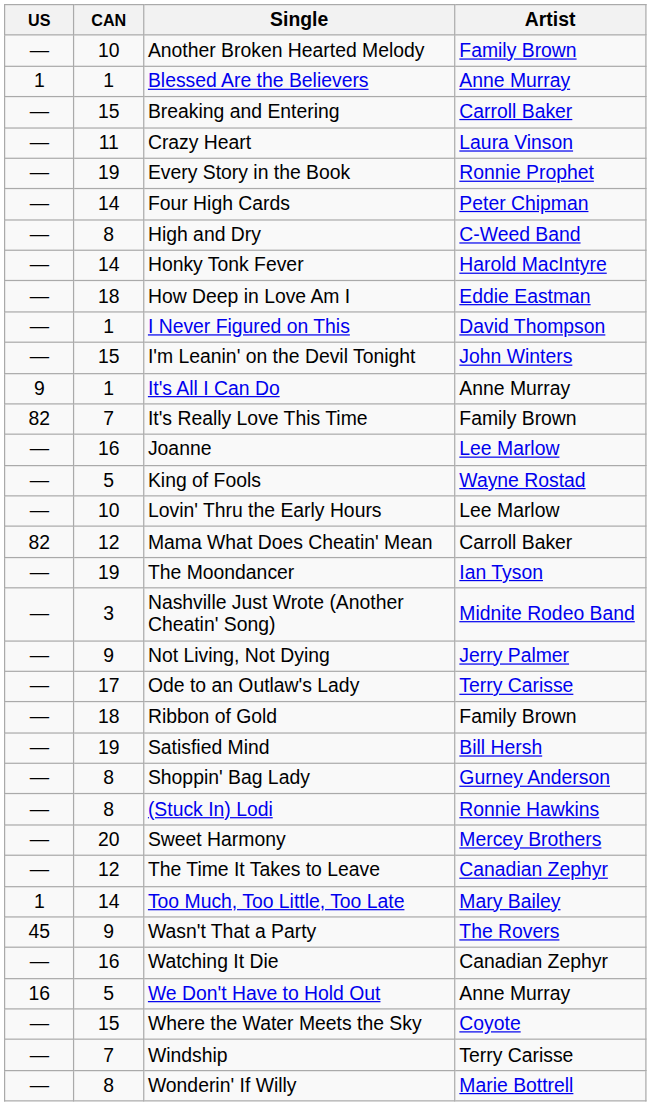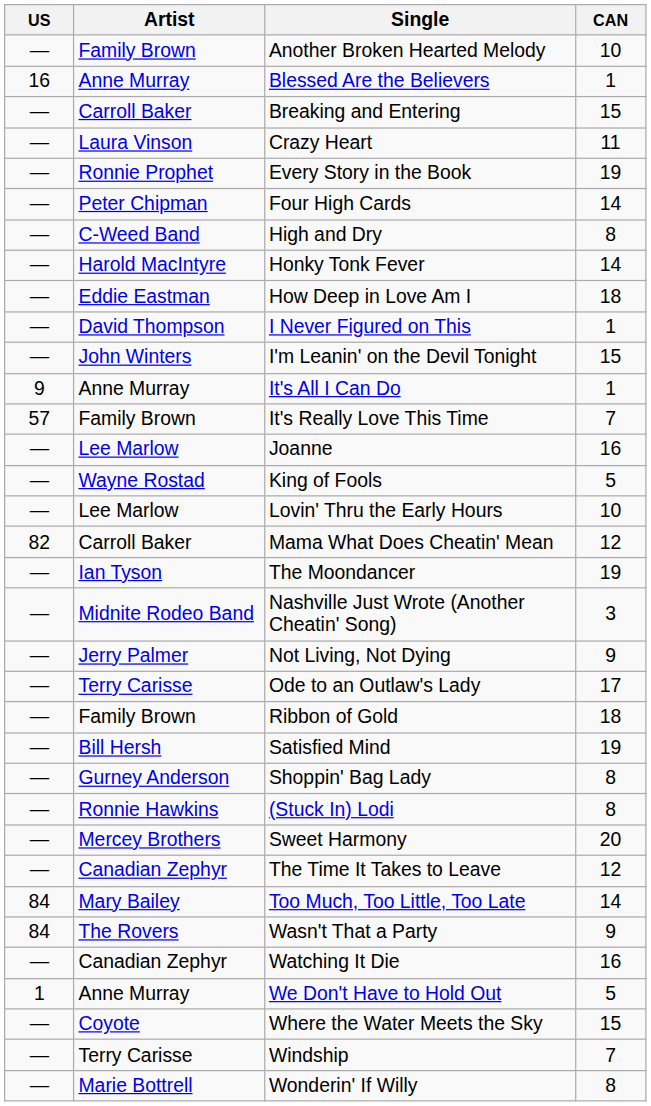columns swapped: (109, 21) <-> (550, 19)
(39, 81) 1 -> (39, 81) 16
(39, 419) 82 -> (39, 419) 57
(39, 901) 1 -> (39, 901) 84
(39, 932) 45 -> (39, 932) 84
(39, 993) 16 -> (39, 993) 1
